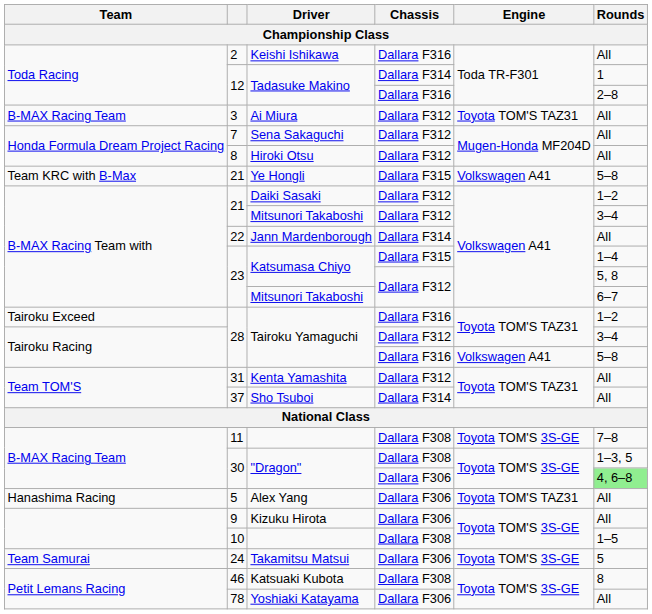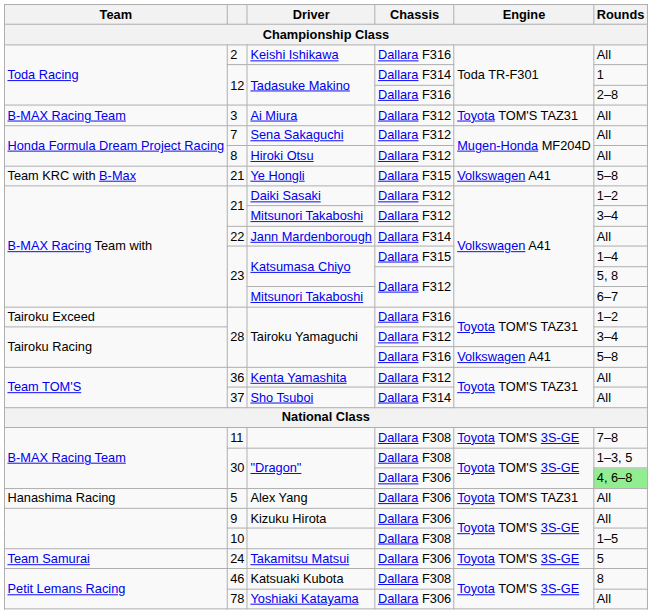(237, 377) 31 -> (237, 377) 36
